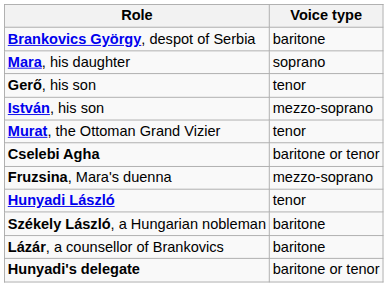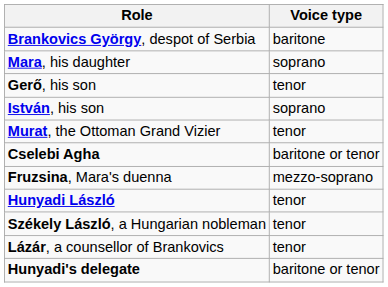(323, 108) mezzo-soprano -> (299, 108) soprano
(299, 223) baritone -> (289, 223) tenor
(299, 246) baritone -> (289, 246) tenor
